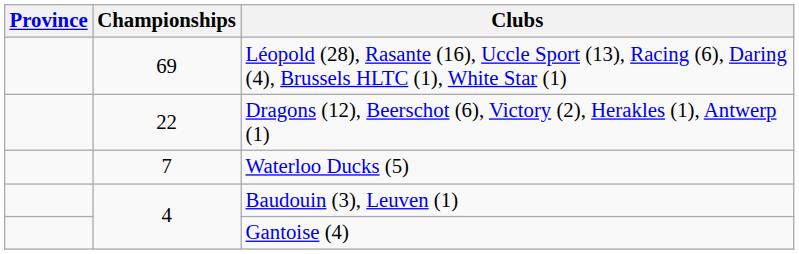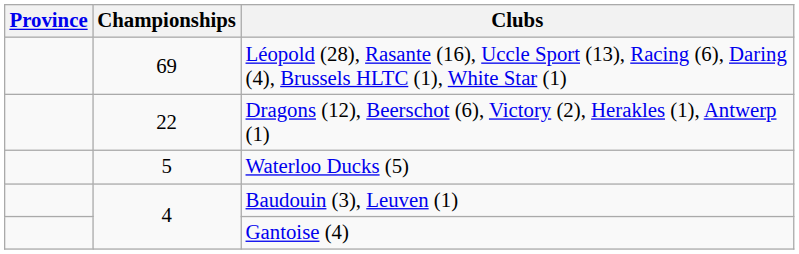(167, 166) 7 -> (167, 166) 5
